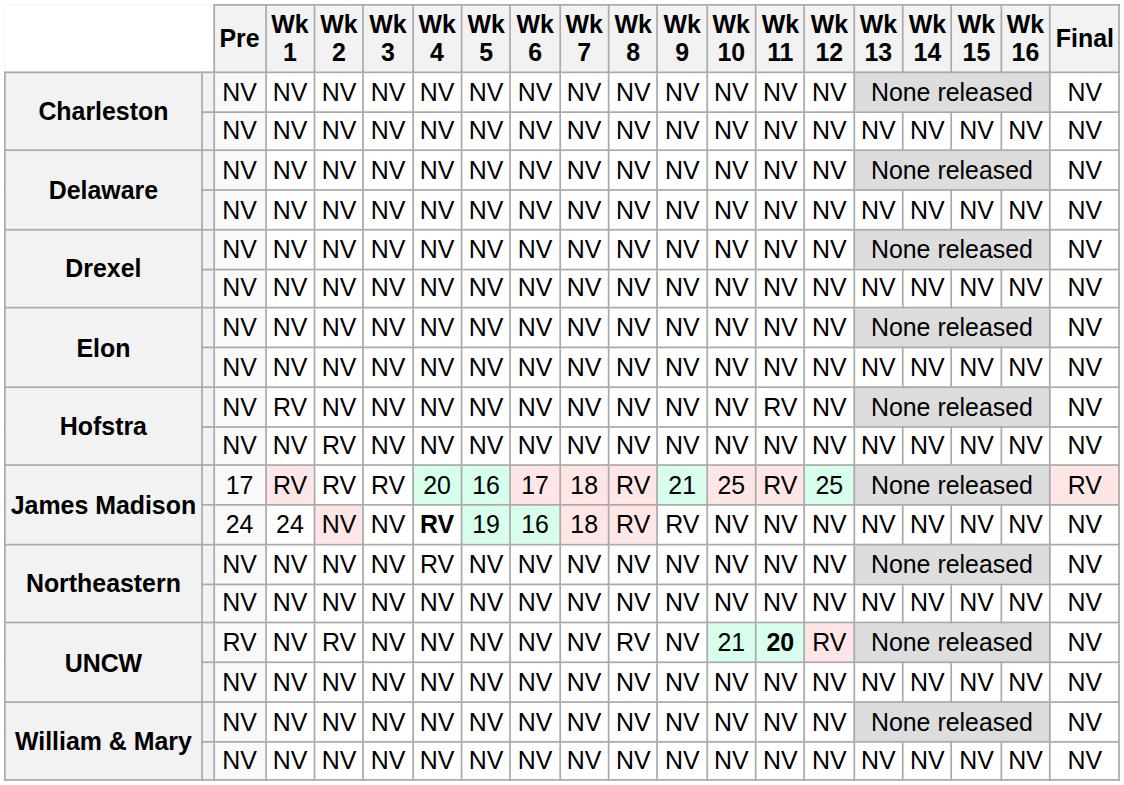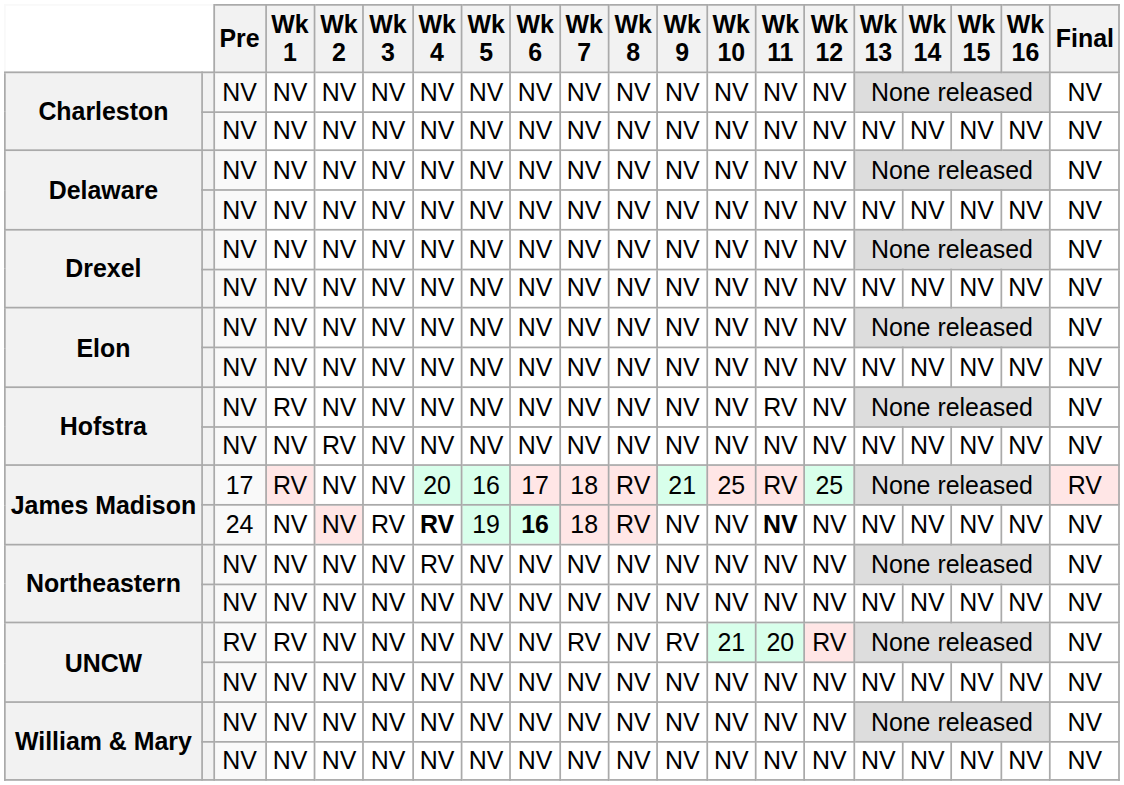(339, 486) RV -> (339, 486) NV
(388, 486) RV -> (388, 486) NV
(290, 525) 24 -> (290, 525) NV
(388, 525) NV -> (388, 525) RV
(535, 525) normal -> (535, 525) bold
(682, 525) RV -> (682, 525) NV
(780, 525) normal -> (780, 525) bold
(290, 643) NV -> (290, 643) RV
(339, 643) RV -> (339, 643) NV
(584, 643) NV -> (584, 643) RV
(633, 643) RV -> (633, 643) NV
(682, 643) NV -> (682, 643) RV
(780, 643) bold -> (780, 643) normal
